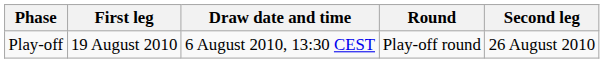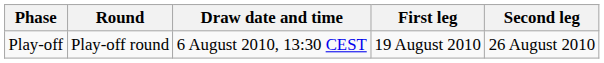columns swapped: (432, 17) <-> (124, 17)
